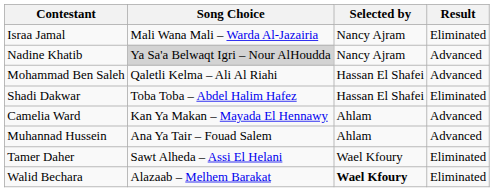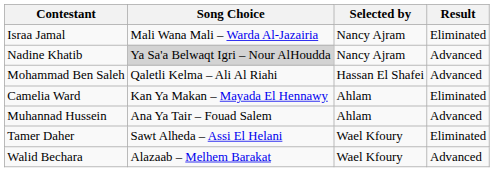- row: (44, 95)
(456, 116) Advanced -> (458, 95) Eliminated
(372, 177) bold -> (370, 156) normal
(458, 177) Eliminated -> (456, 156) Advanced
